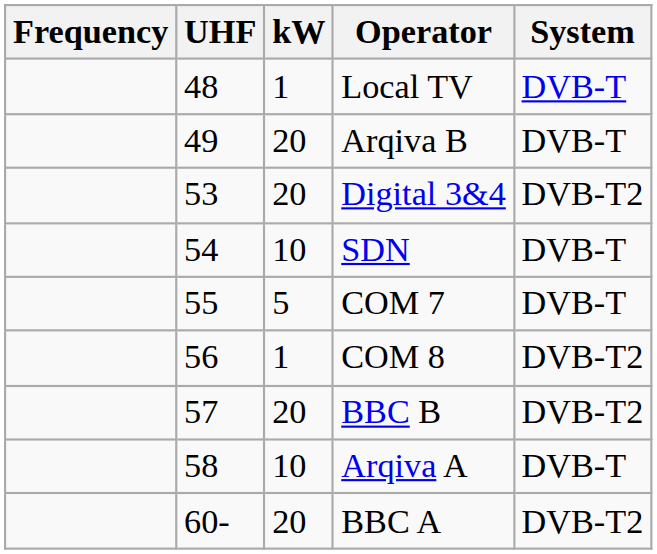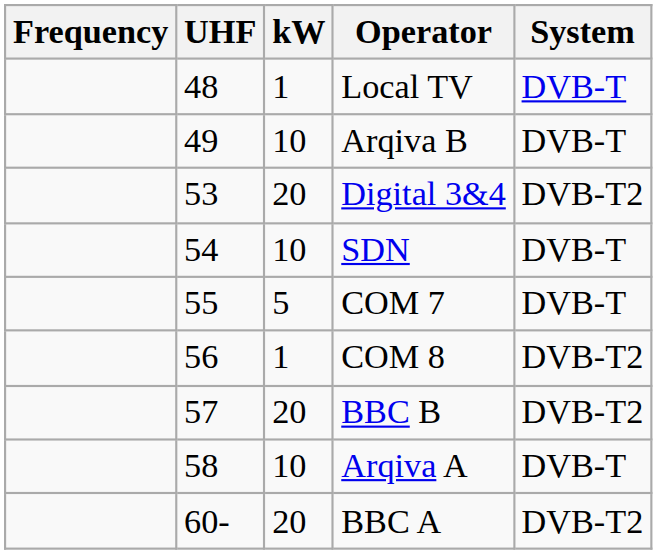(289, 140) 20 -> (289, 140) 10
